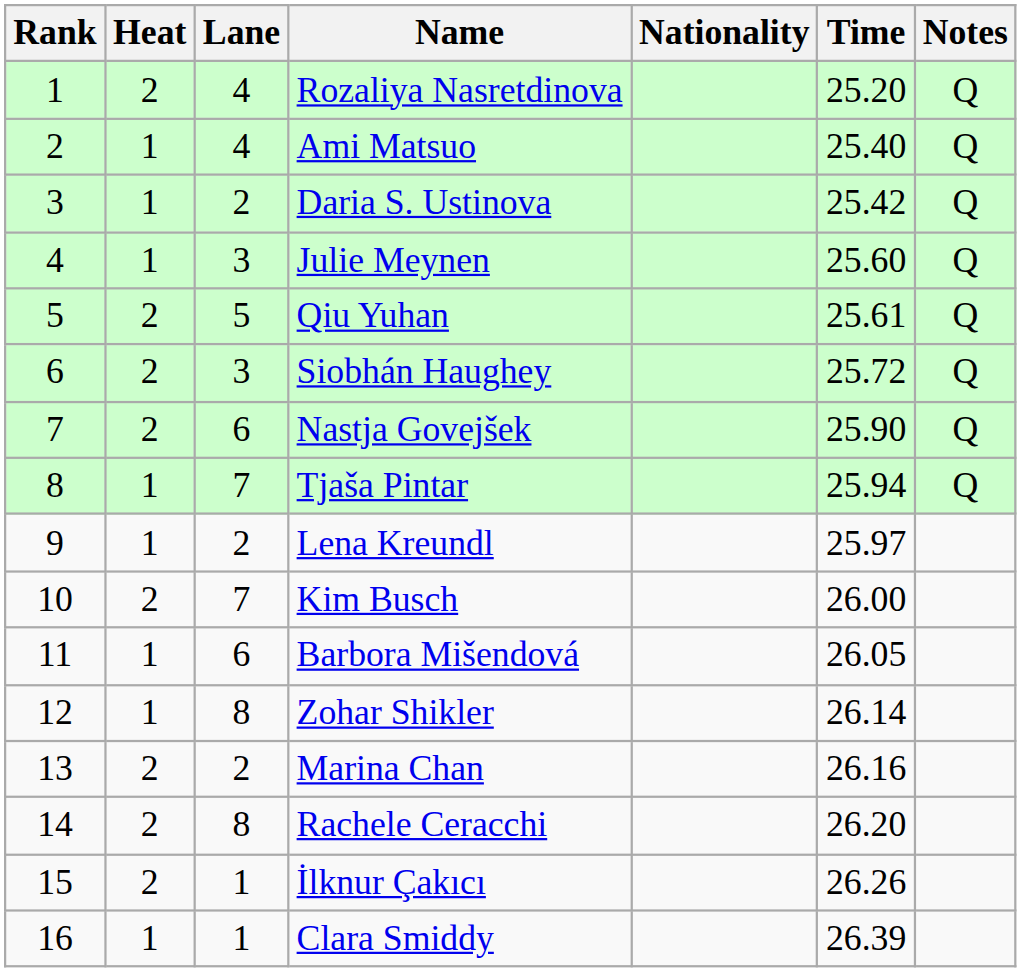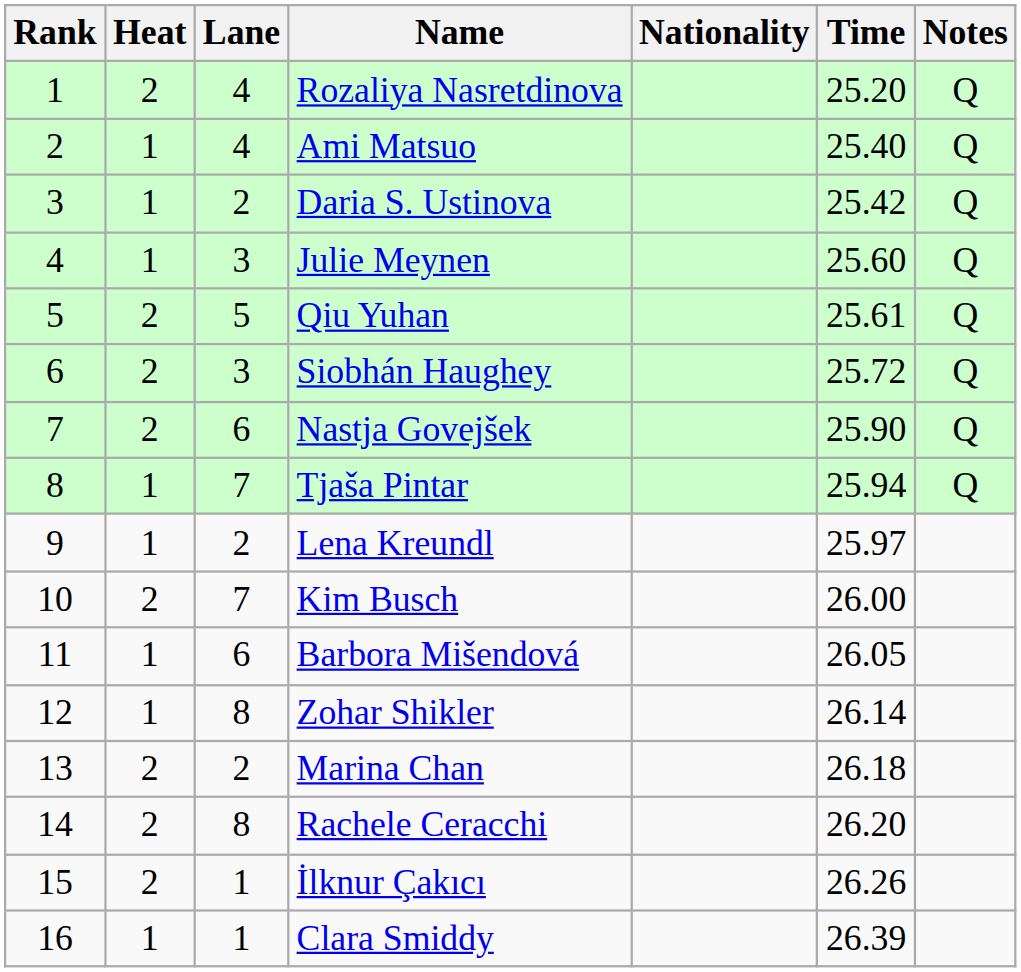(866, 768) 26.16 -> (866, 768) 26.18
